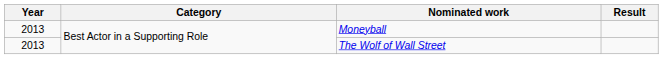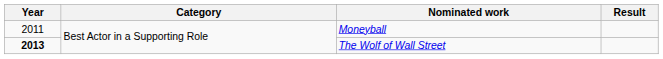(33, 29) 2013 -> (33, 29) 2011
(33, 45) normal -> (33, 45) bold
